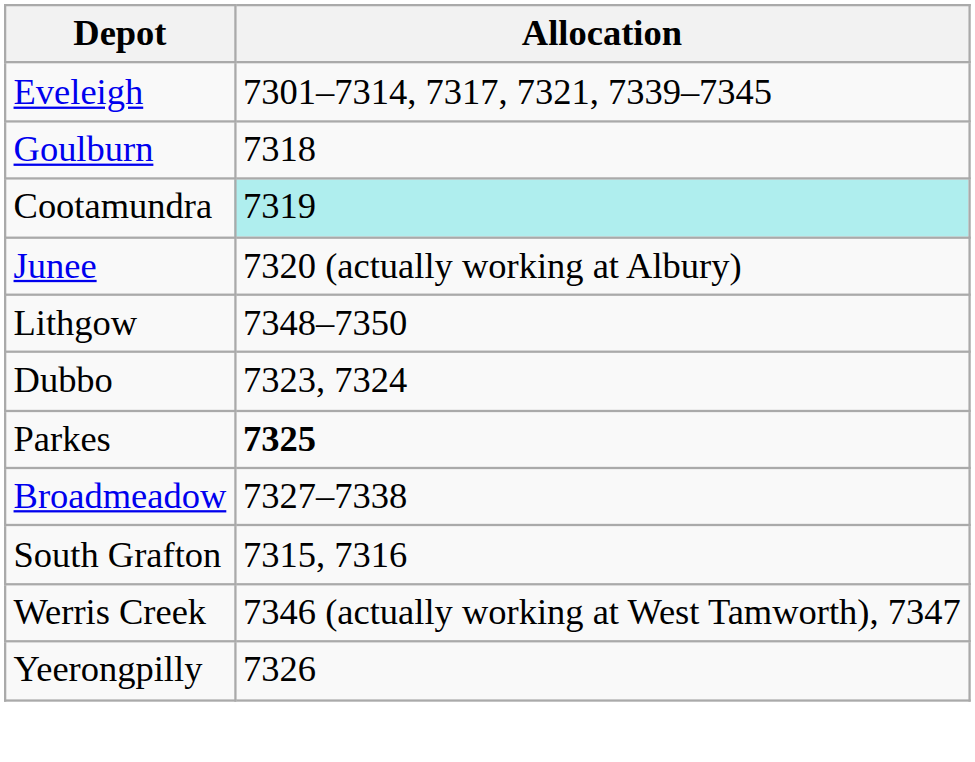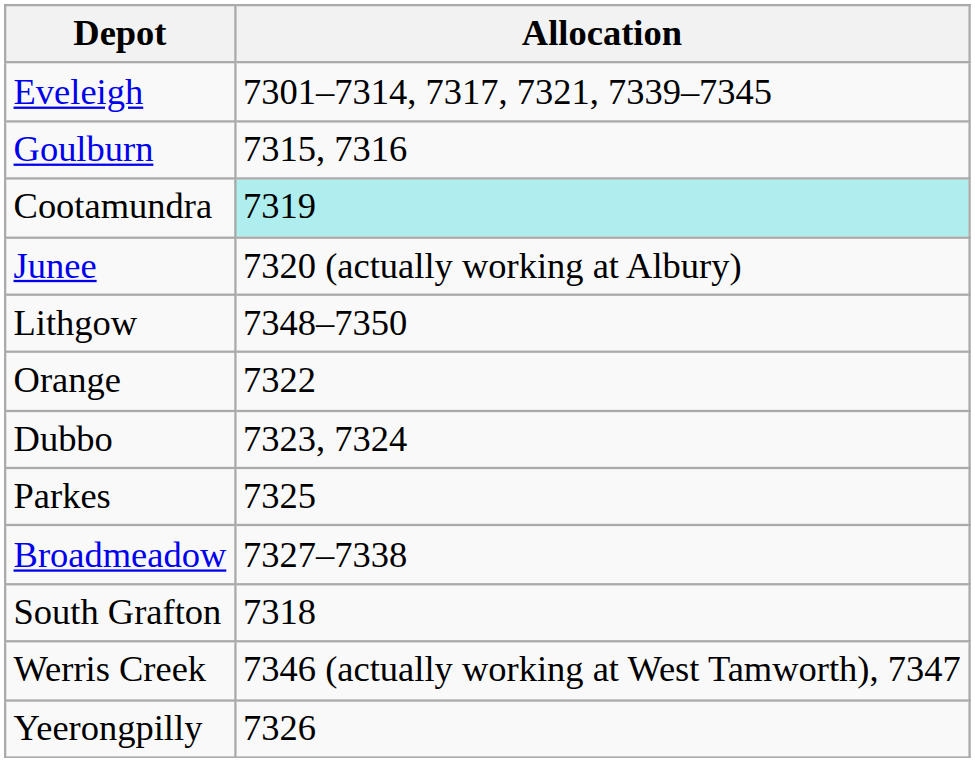(280, 149) 7318 -> (325, 149) 7315, 7316
+ row: (67, 380)
(280, 438) bold -> (280, 496) normal
(325, 554) 7315, 7316 -> (280, 611) 7318
